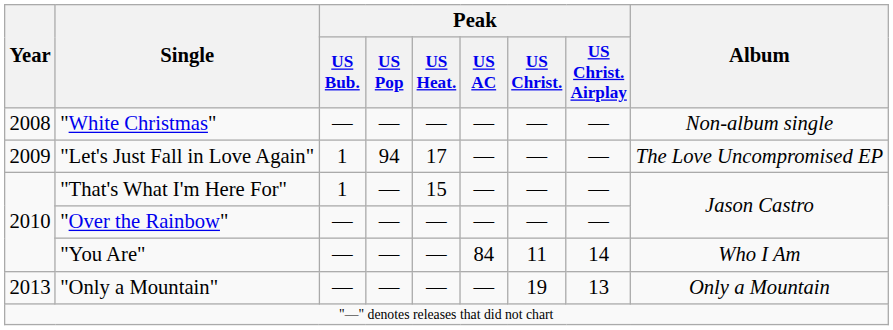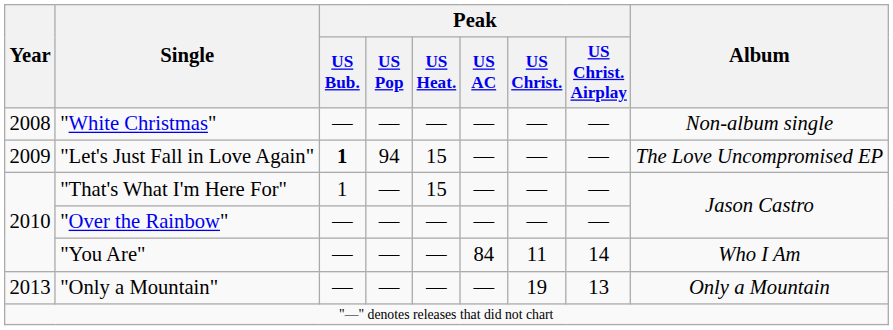(342, 156) normal -> (342, 156) bold
(436, 156) 17 -> (436, 156) 15
